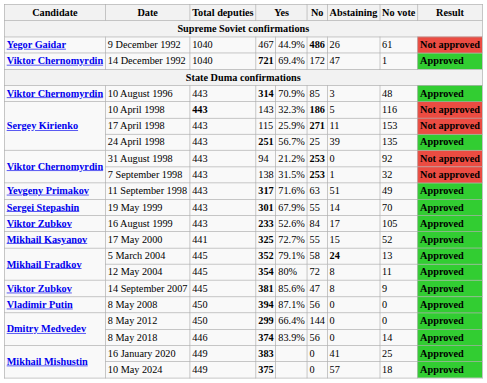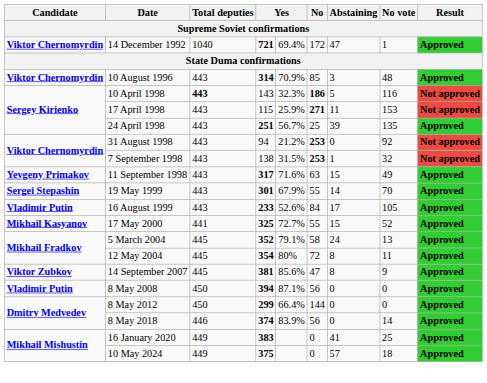- row: (144, 45)
(335, 191) 51 -> (335, 175) 15
(39, 223) Viktor Zubkov -> (40, 207) Vladimir Putin
(335, 256) bold -> (335, 239) normal
